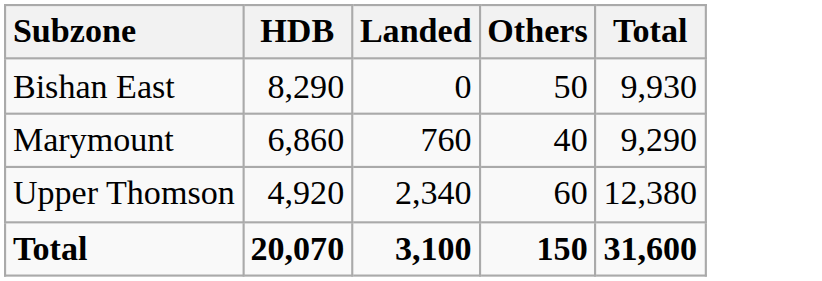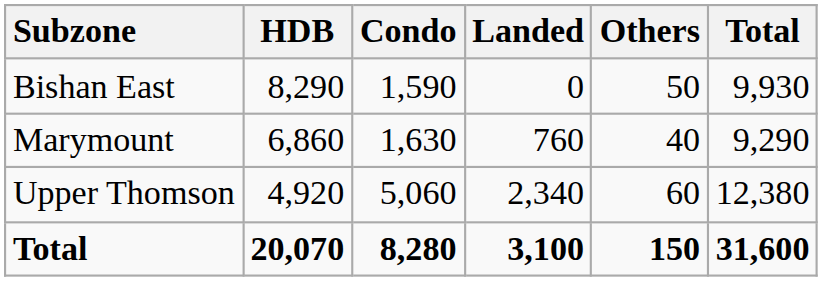+ column: (408, 31)
